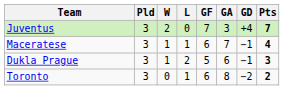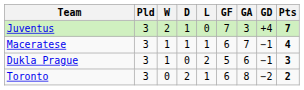+ column: (187, 12)
